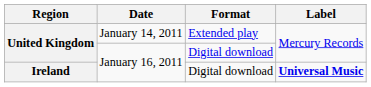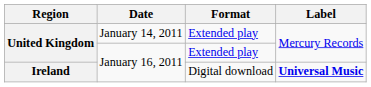(231, 52) Digital download -> (223, 52) Extended play
